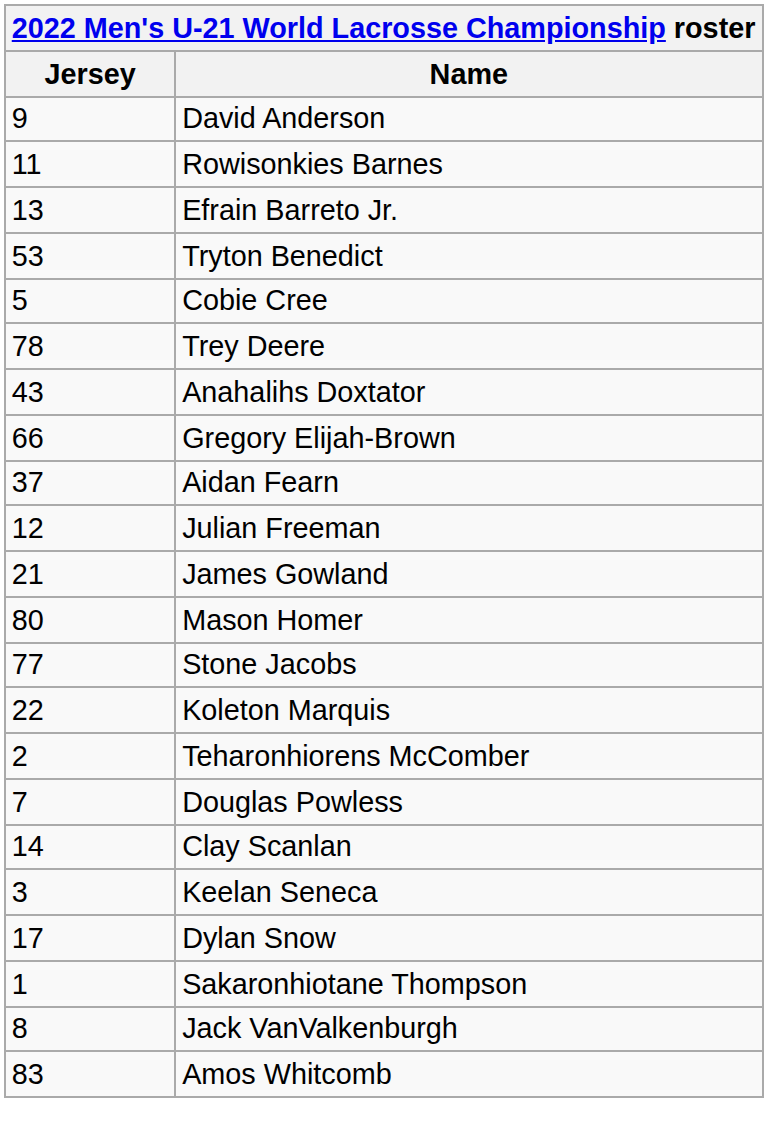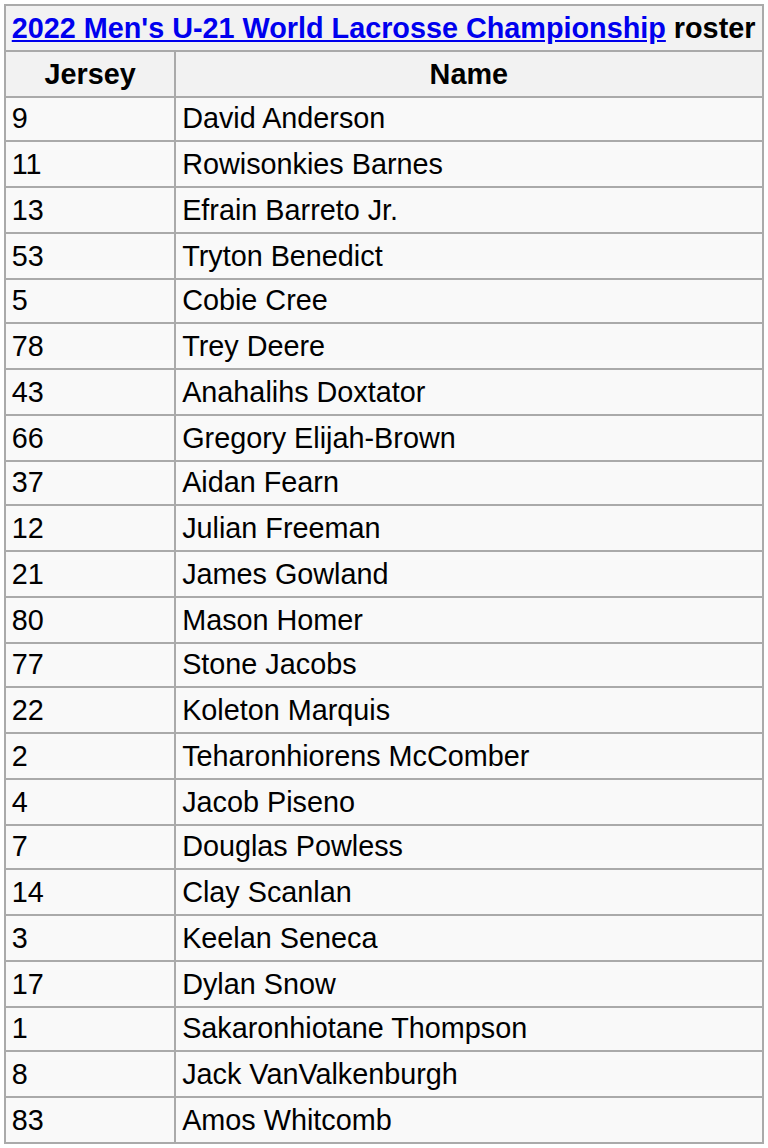+ row: (269, 802)
